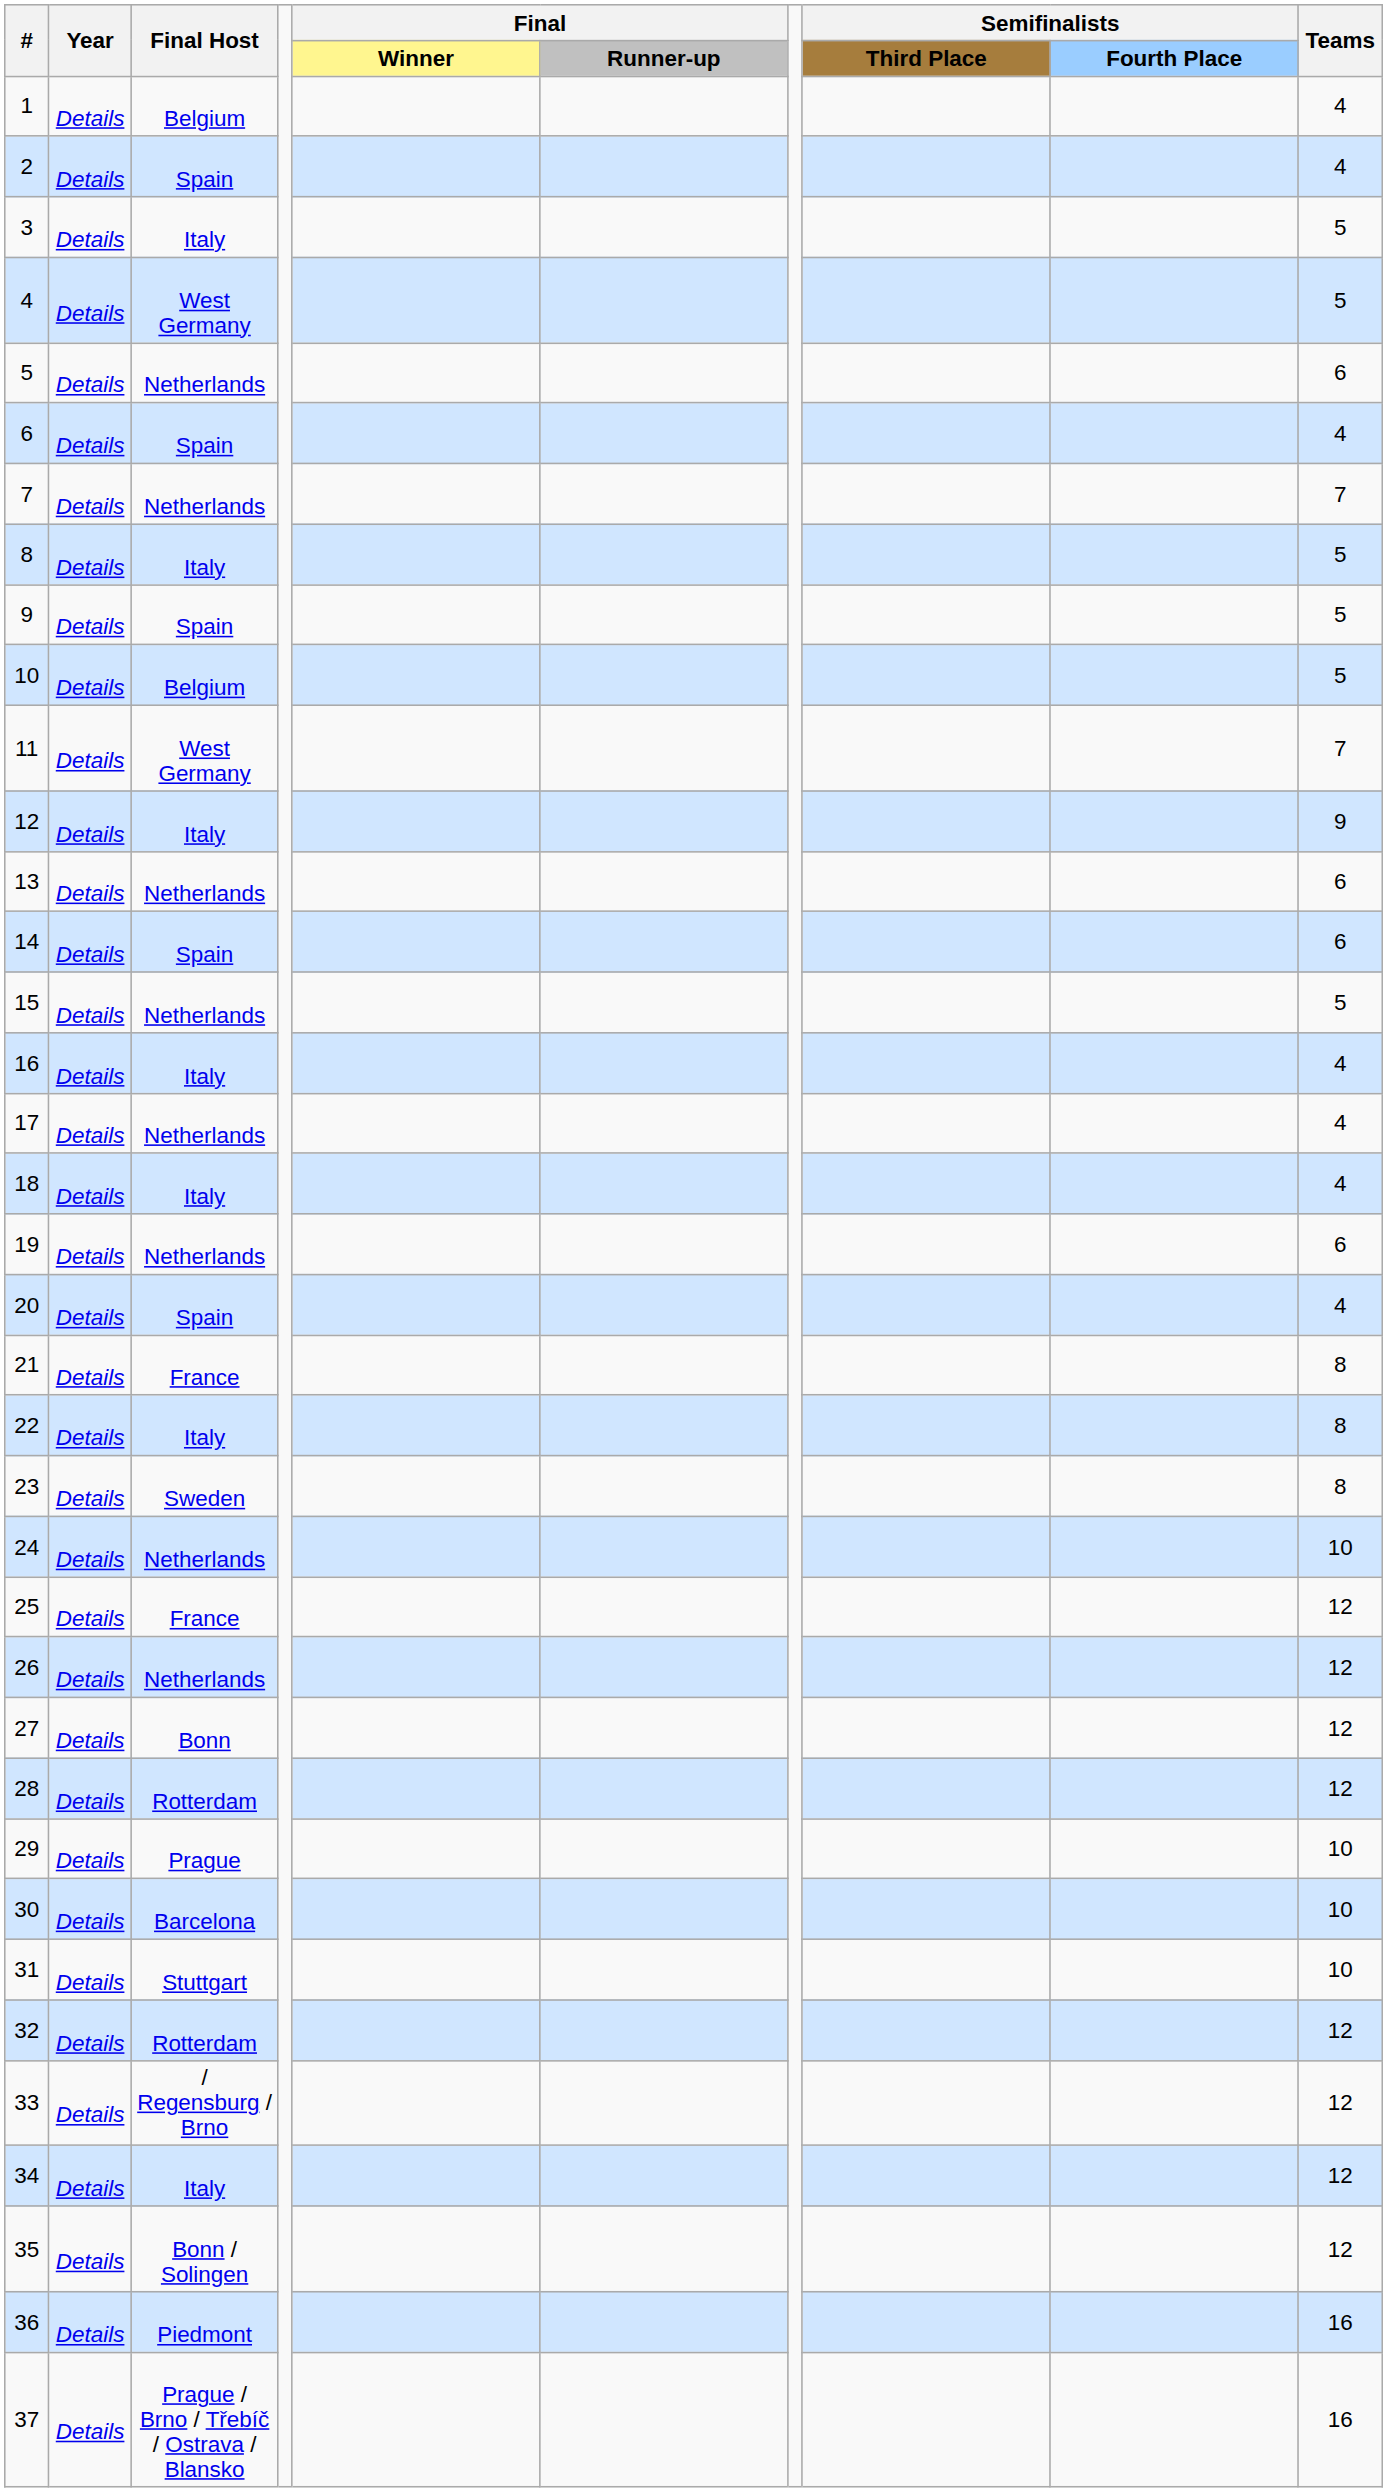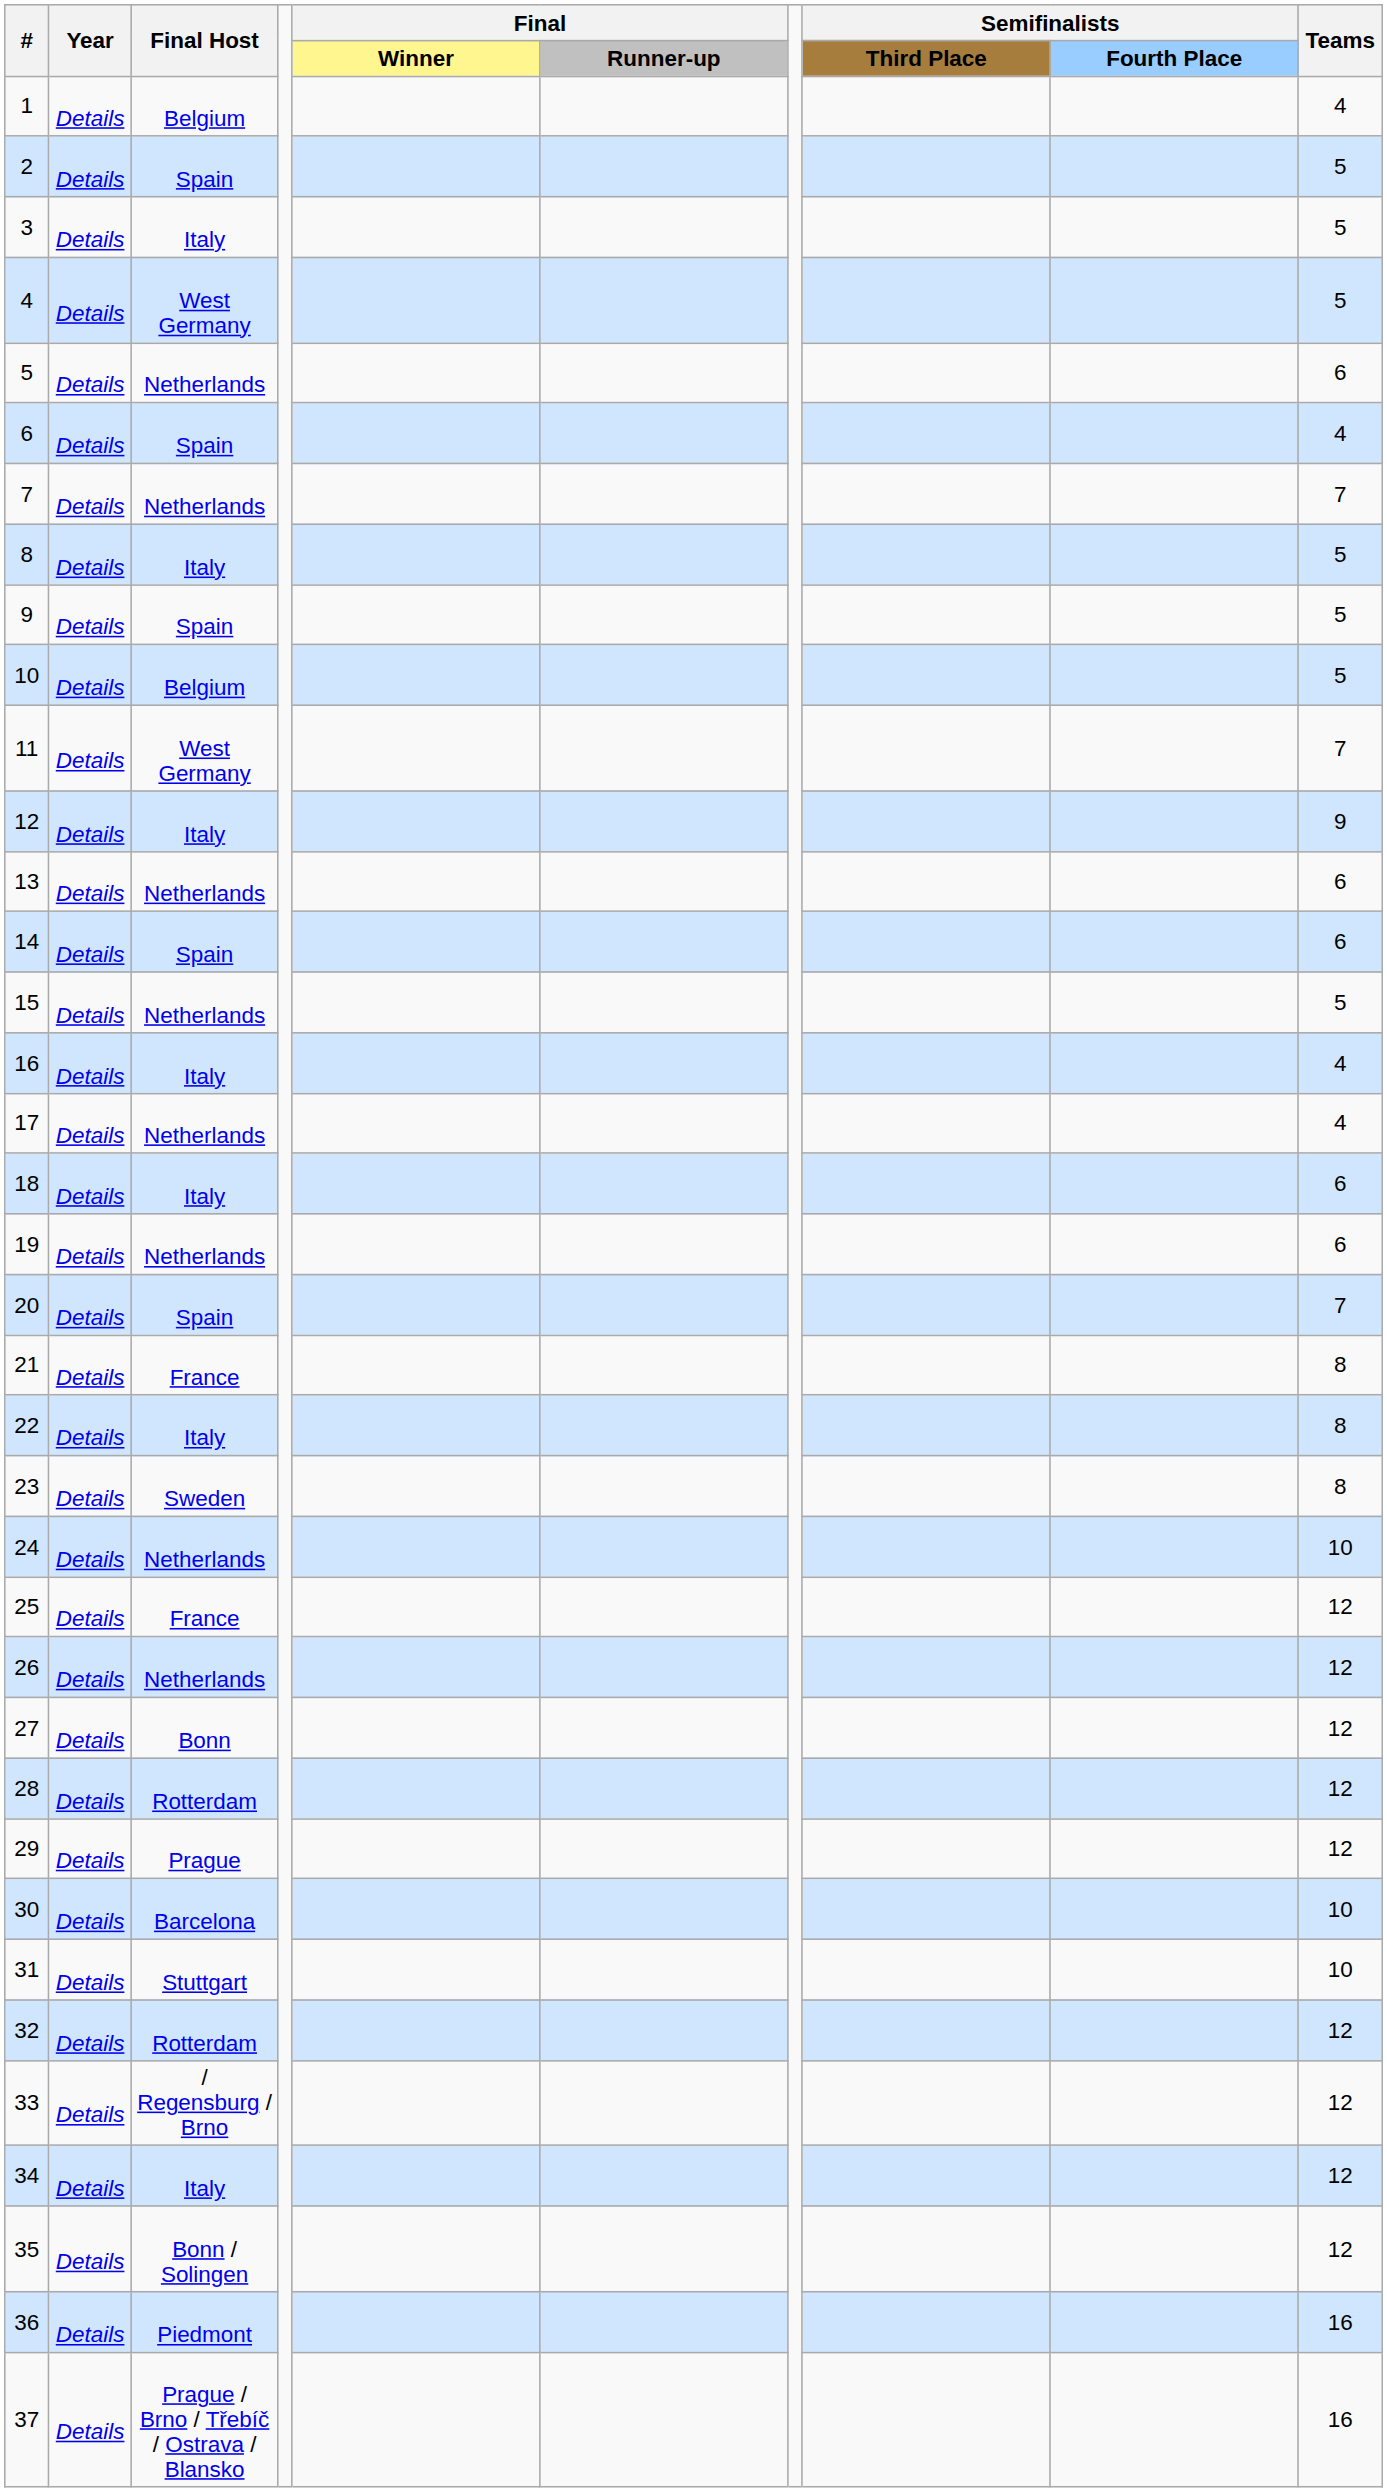(1340, 167) 4 -> (1340, 167) 5
(1340, 1184) 4 -> (1340, 1184) 6
(1340, 1305) 4 -> (1340, 1305) 7
(1340, 1849) 10 -> (1340, 1849) 12
